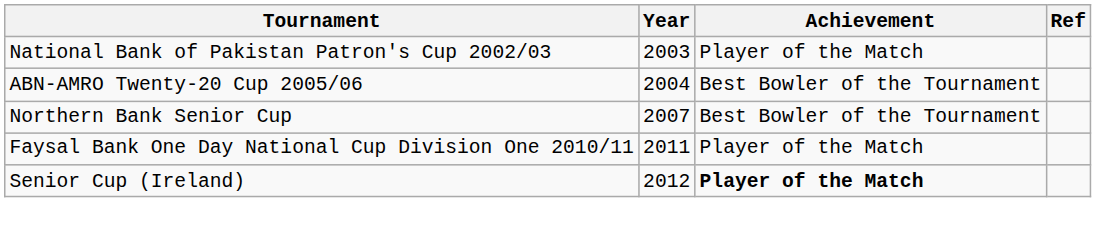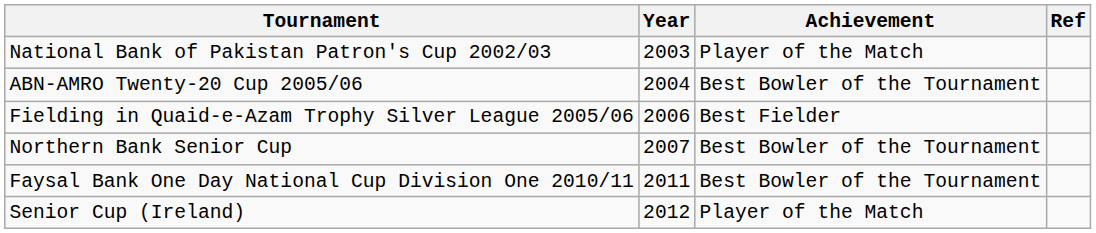+ row: (322, 117)
(812, 149) Player of the Match -> (870, 181) Best Bowler of the Tournament
(812, 181) bold -> (812, 213) normal
